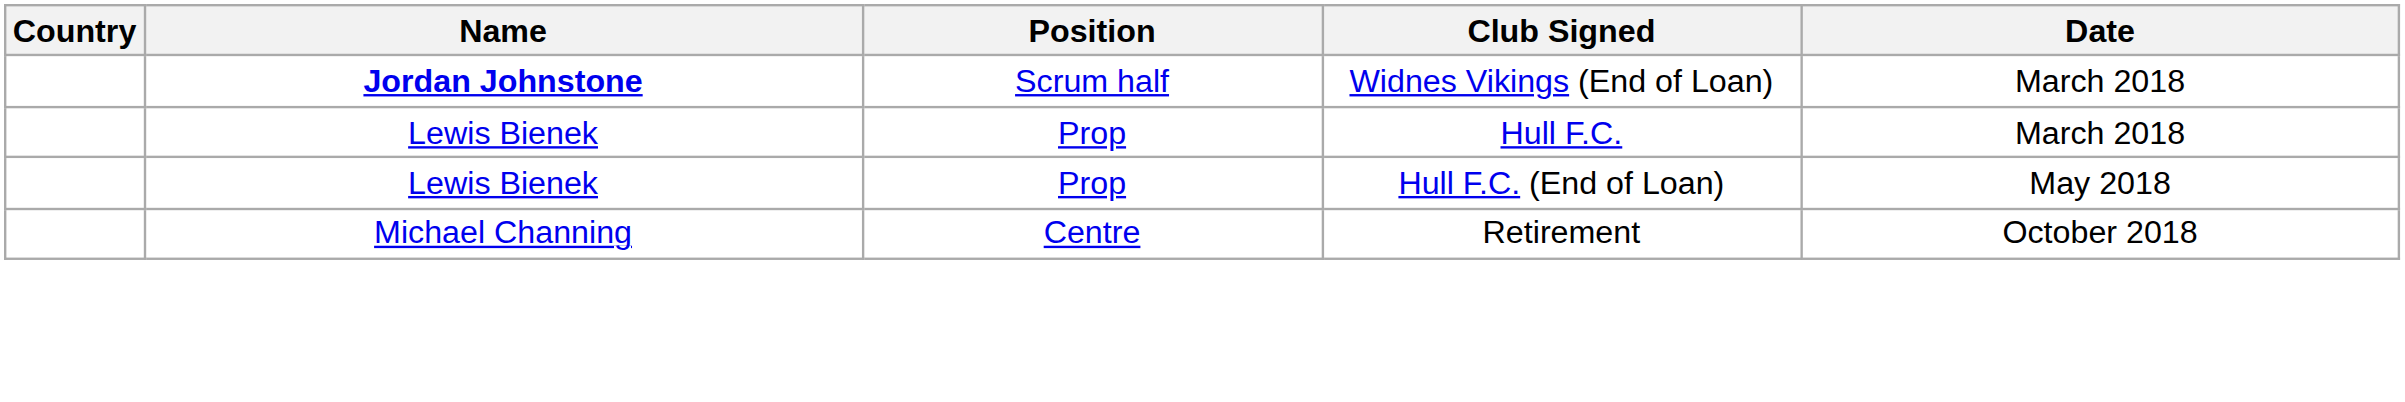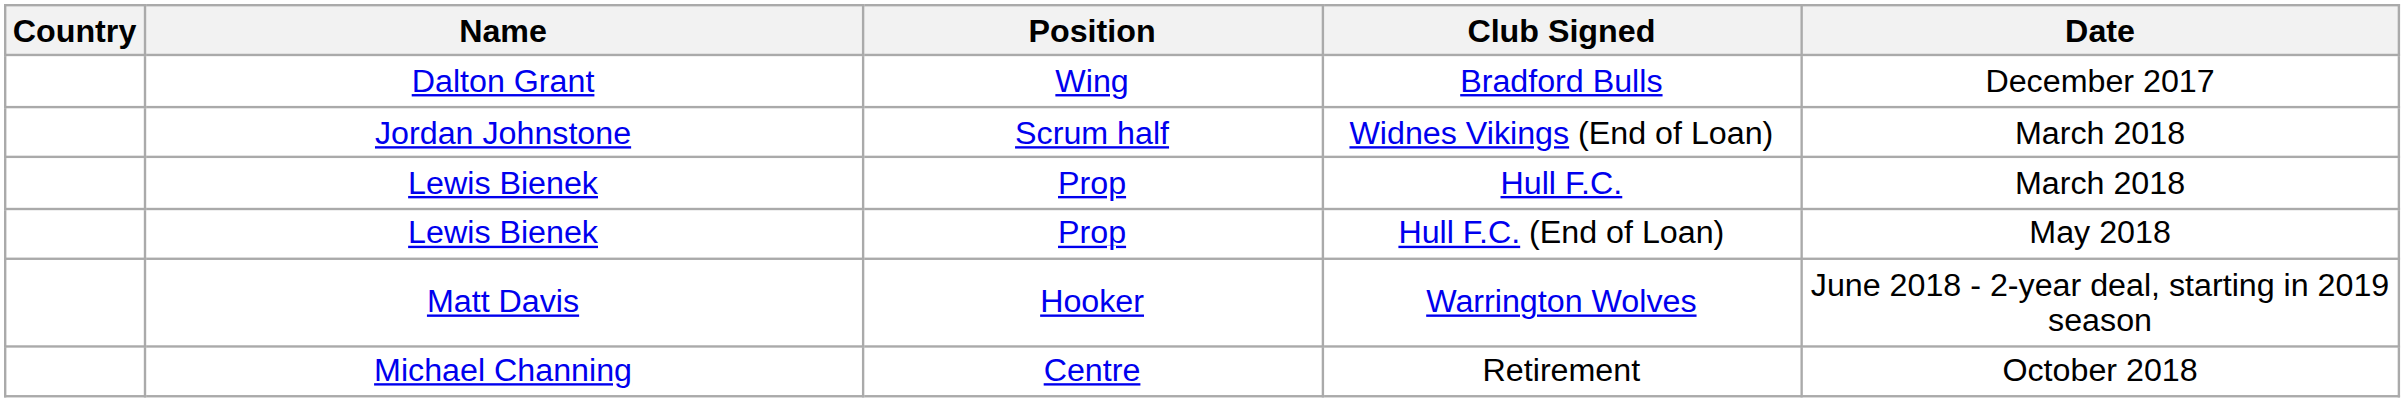+ row: (1561, 81)
(503, 81) bold -> (503, 132) normal
+ row: (1561, 302)
